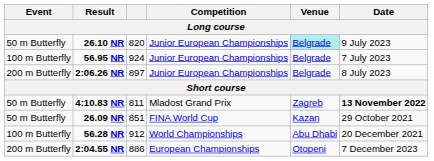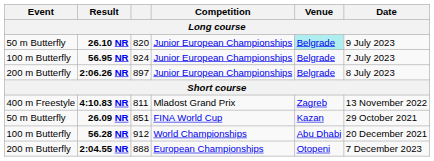(36, 103) 50 m Butterfly -> (41, 103) 400 m Freestyle
(384, 103) bold -> (387, 103) normal
(137, 149) 886 -> (141, 149) 888
